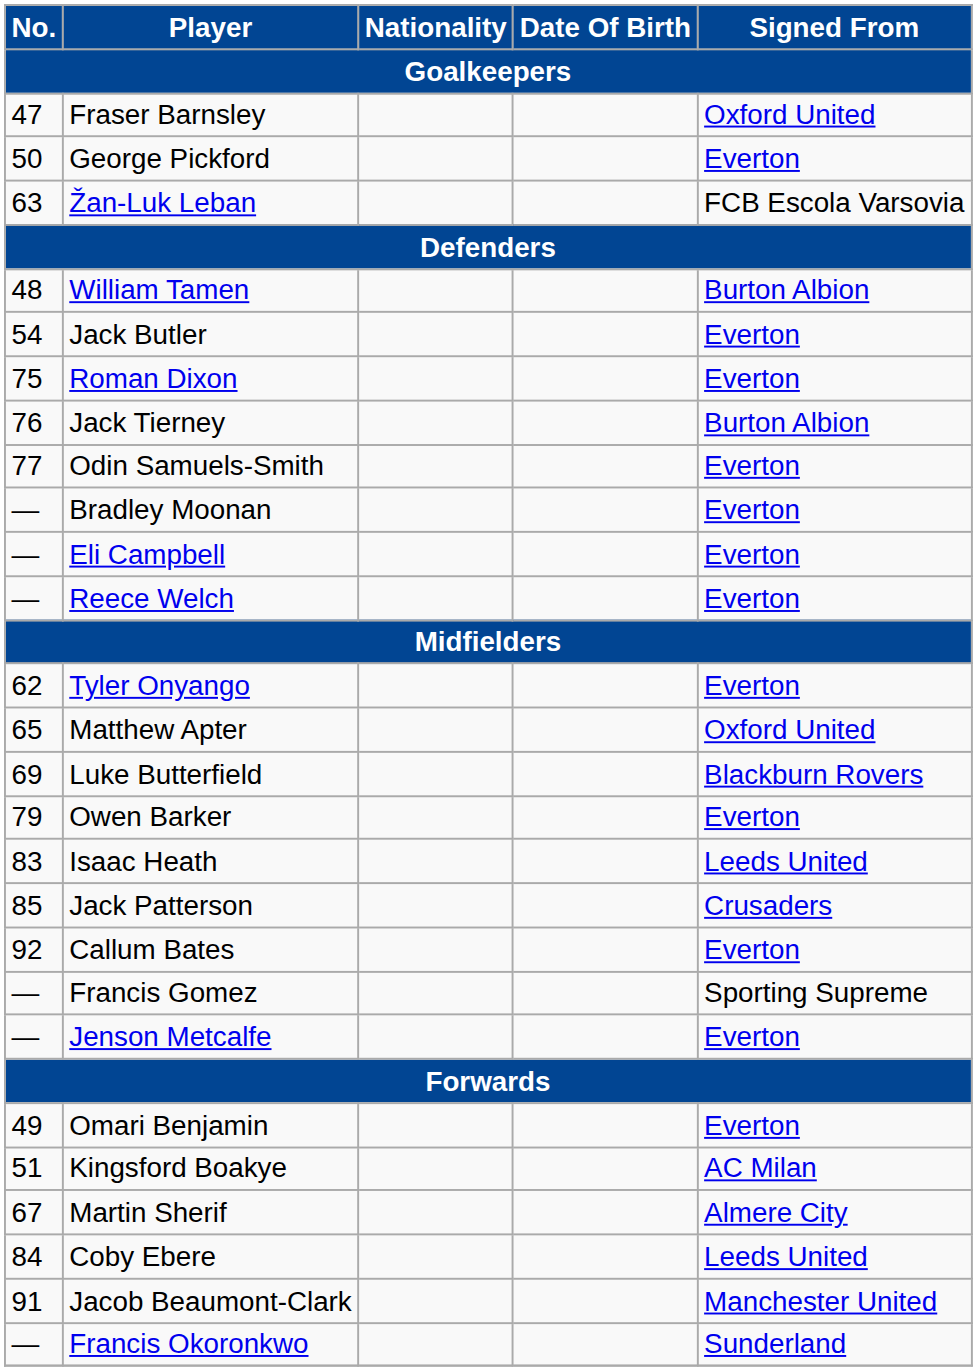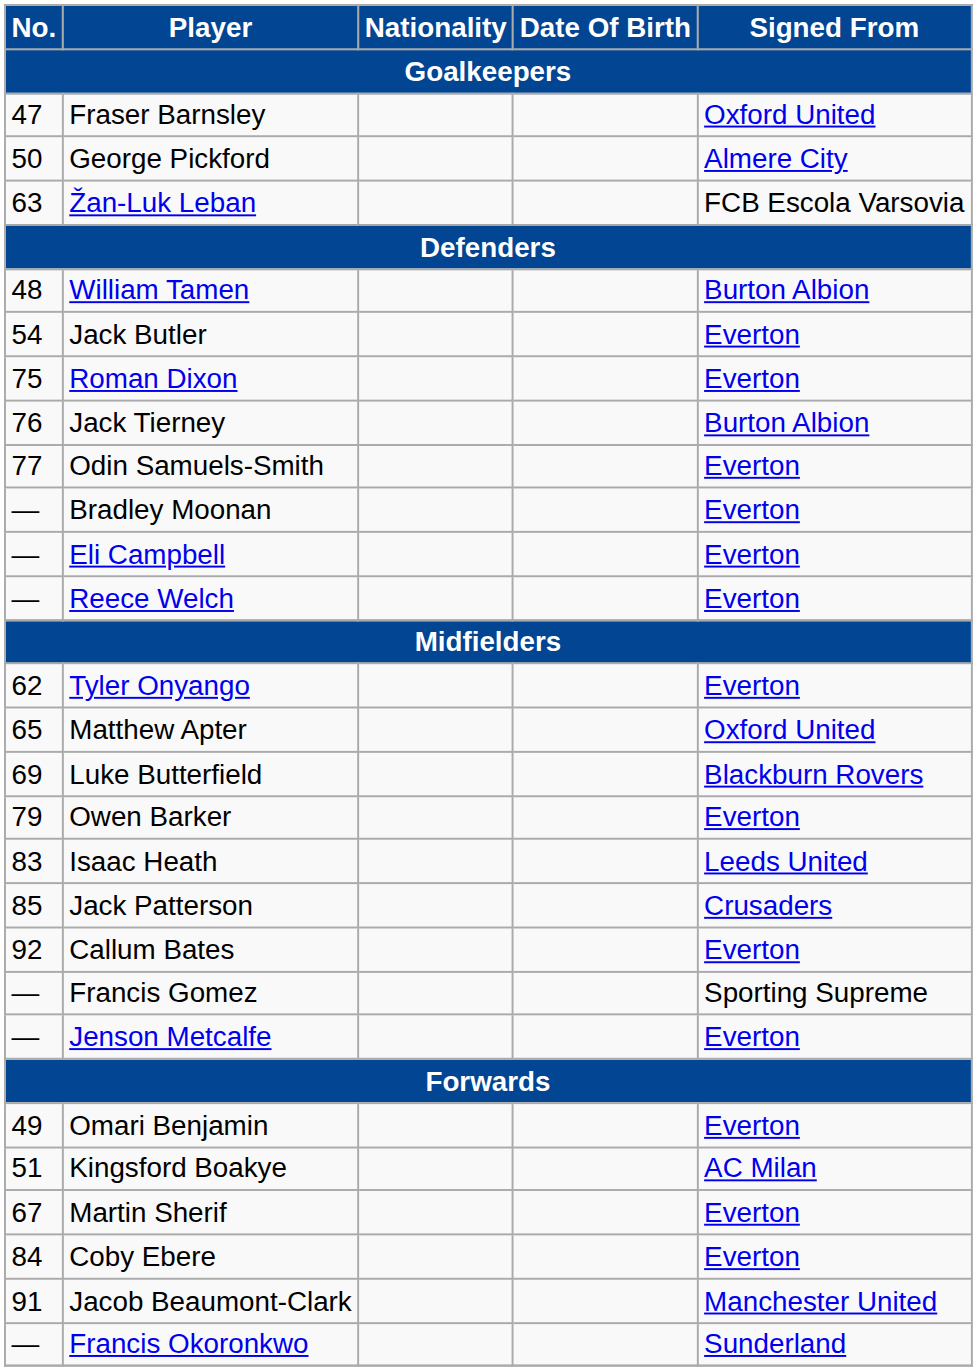(752, 159) Everton -> (776, 159) Almere City
(776, 1213) Almere City -> (752, 1213) Everton
(786, 1257) Leeds United -> (752, 1257) Everton
